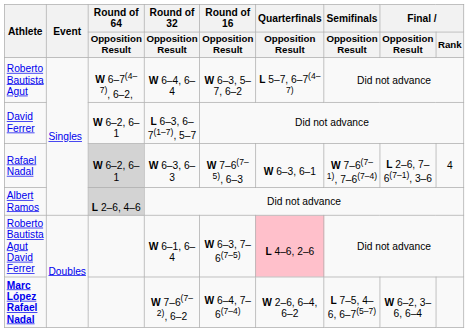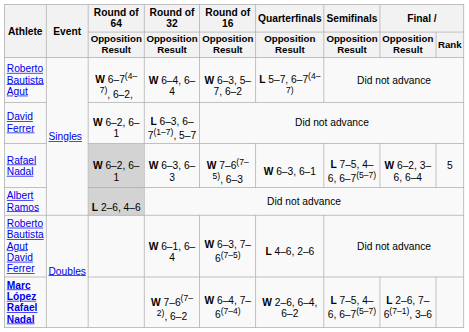(352, 172) W 7–6(7–1), 7–6(7–4) -> (352, 172) L 7–5, 4–6, 6–7(5–7)
(408, 172) L 2–6, 7–6(7–1), 3–6 -> (408, 172) W 6–2, 3–6, 6–4
(450, 166) 4 -> (450, 166) 5
(290, 252) pink background -> (290, 252) no background
(408, 308) W 6–2, 3–6, 6–4 -> (408, 308) L 2–6, 7–6(7–1), 3–6
